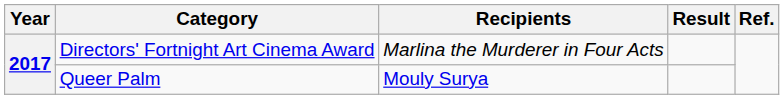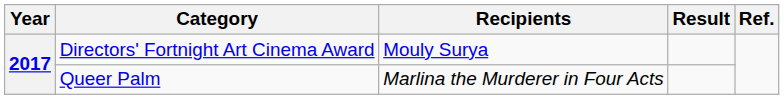(523, 49) Marlina the Murderer in Four Acts -> (436, 49) Mouly Surya
(436, 79) Mouly Surya -> (523, 79) Marlina the Murderer in Four Acts
